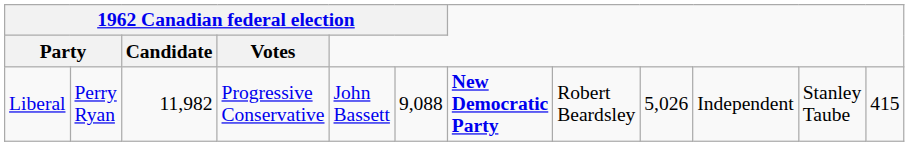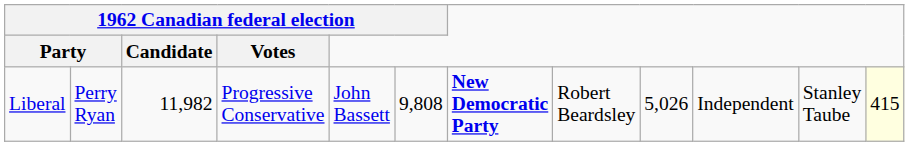(421, 103) 9,088 -> (421, 103) 9,808
(885, 103) no background -> (885, 103) lightyellow background
